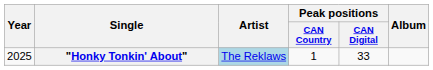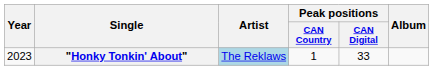(19, 56) 2025 -> (19, 56) 2023
